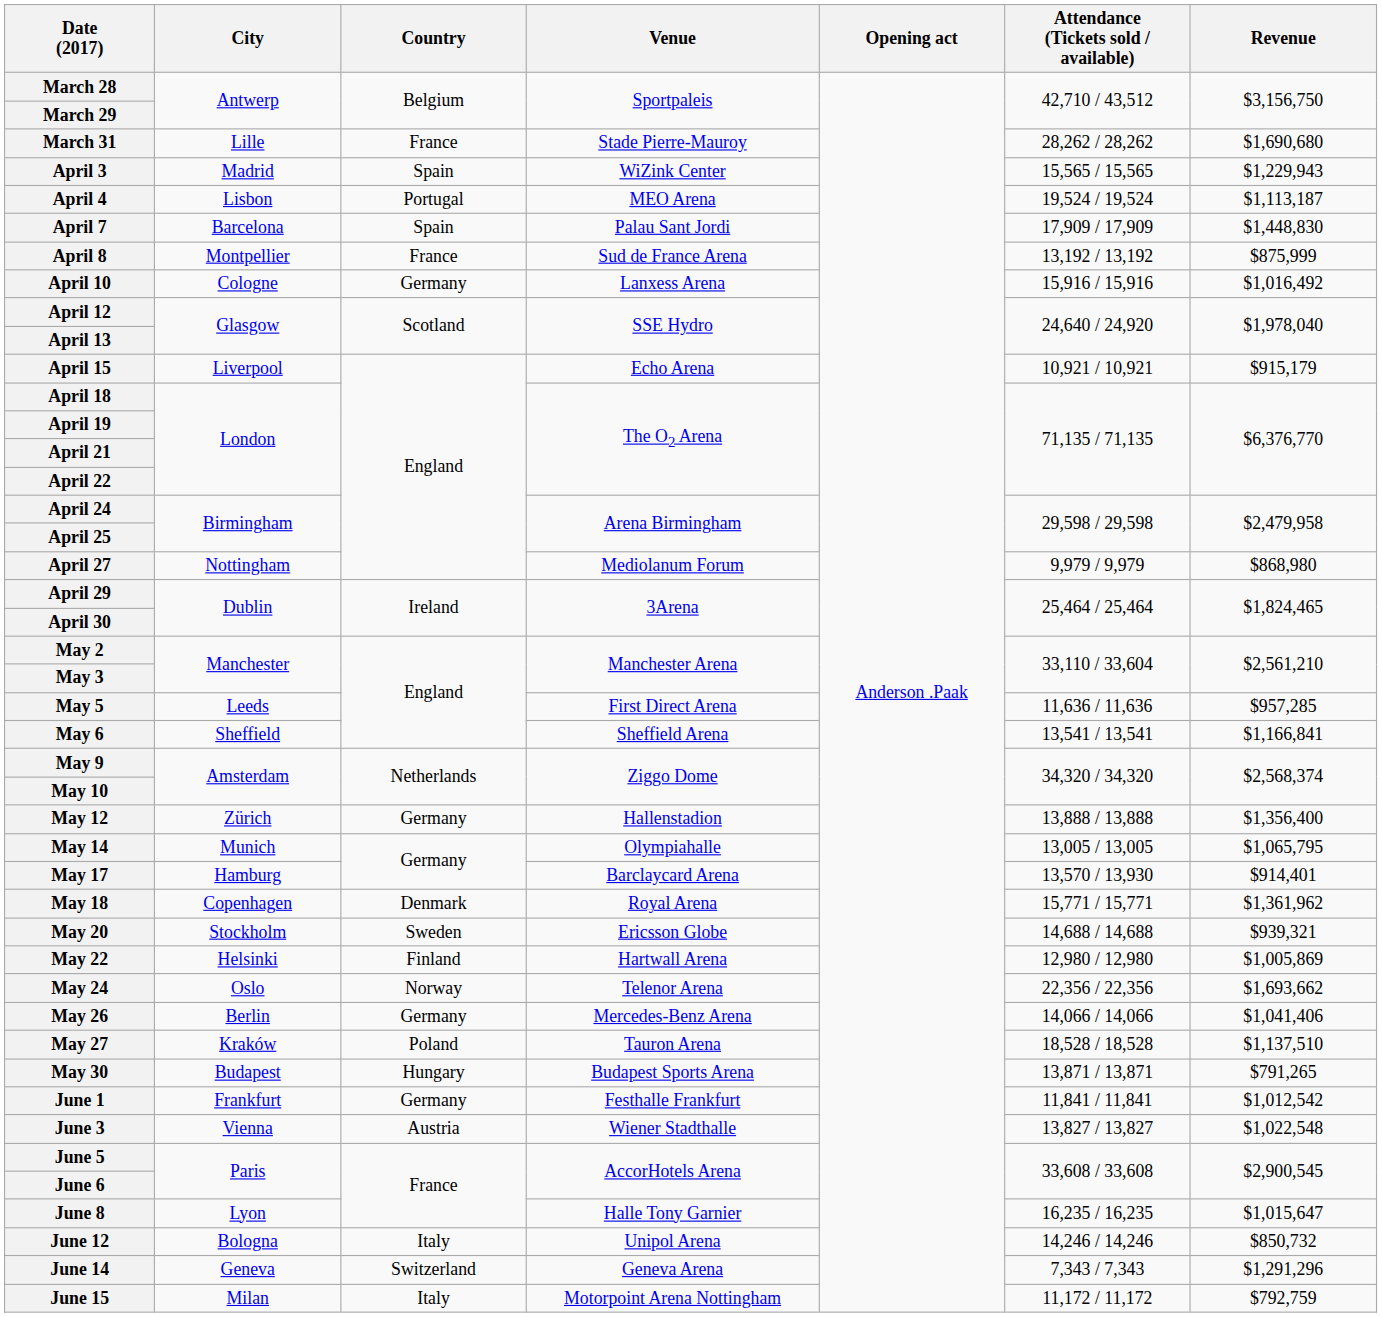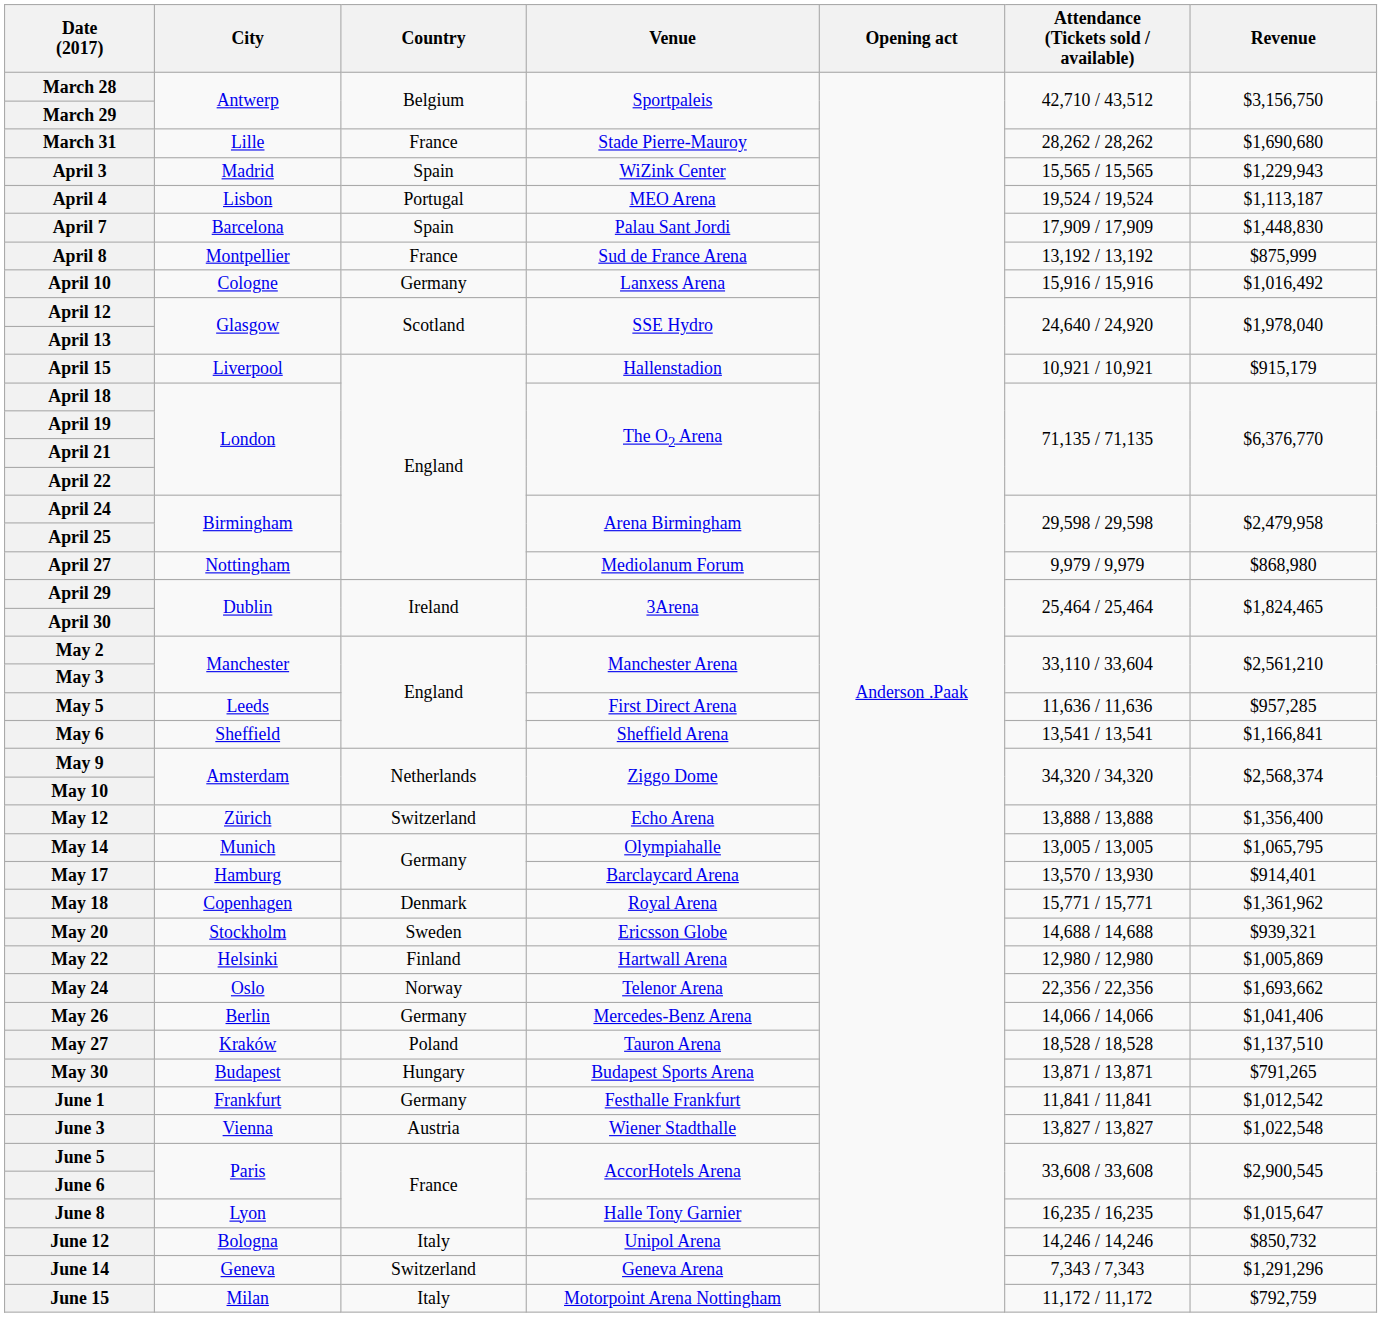(673, 368) Echo Arena -> (673, 368) Hallenstadion
(434, 819) Germany -> (433, 819) Switzerland
(673, 819) Hallenstadion -> (673, 819) Echo Arena
